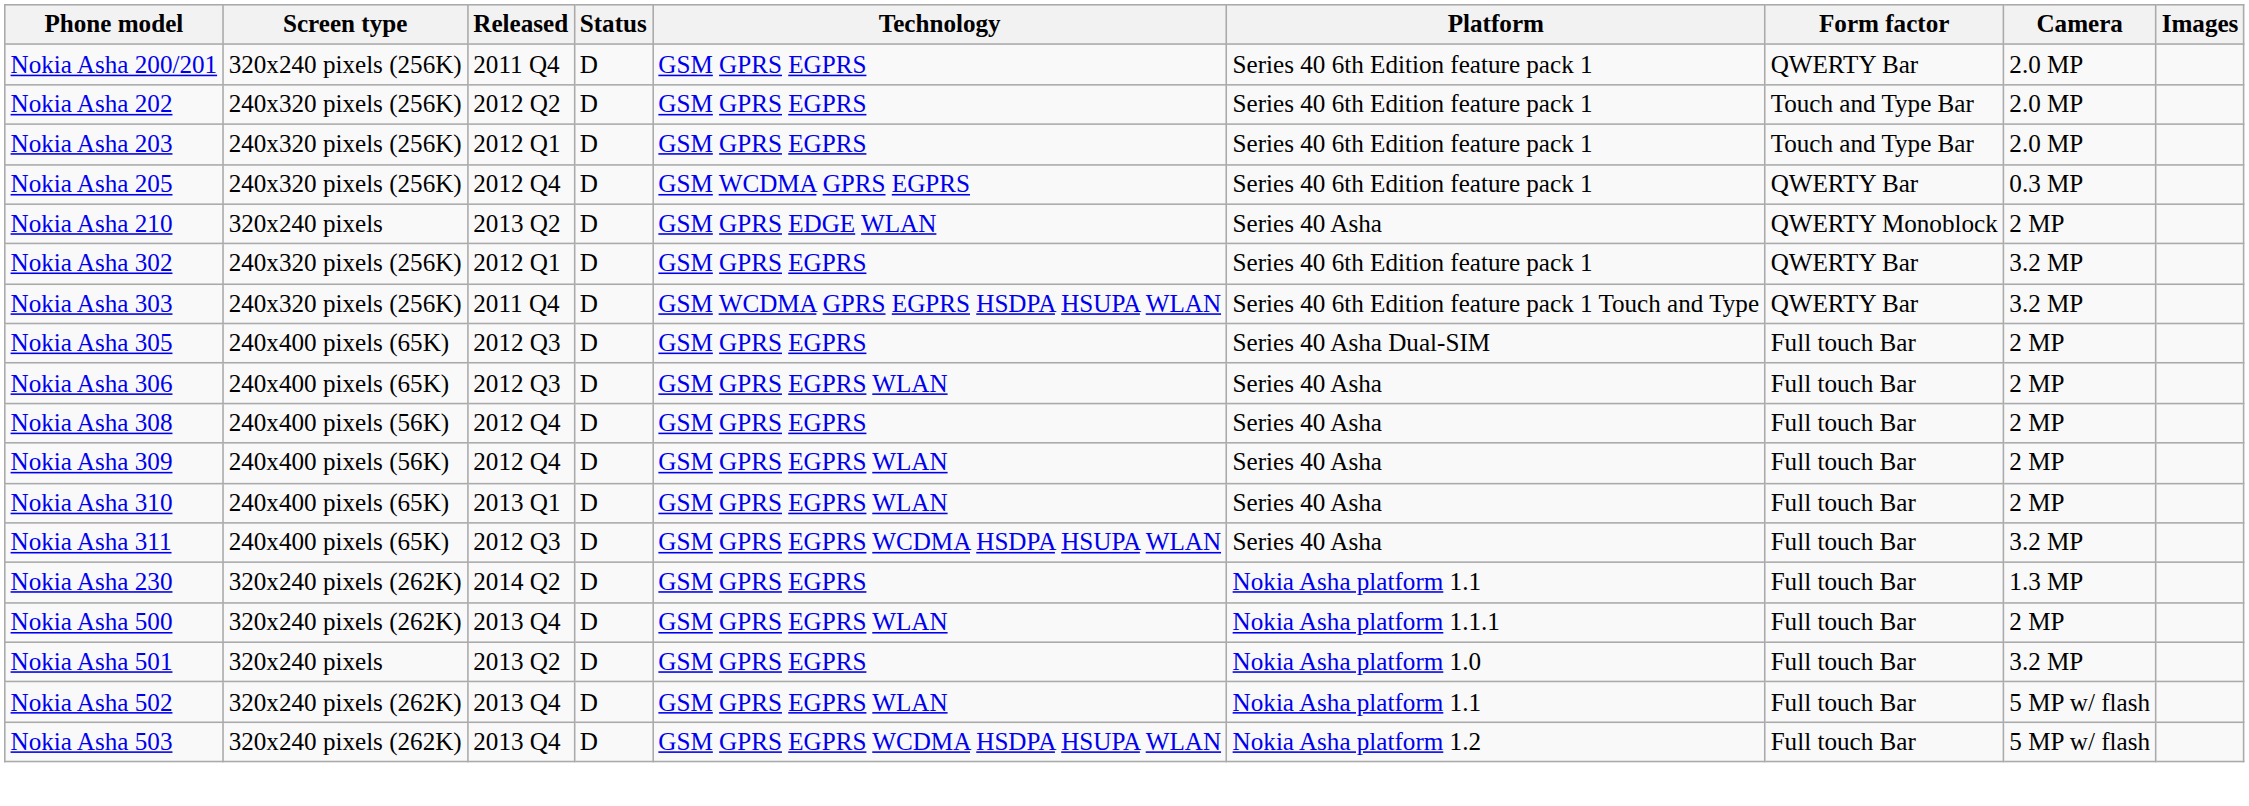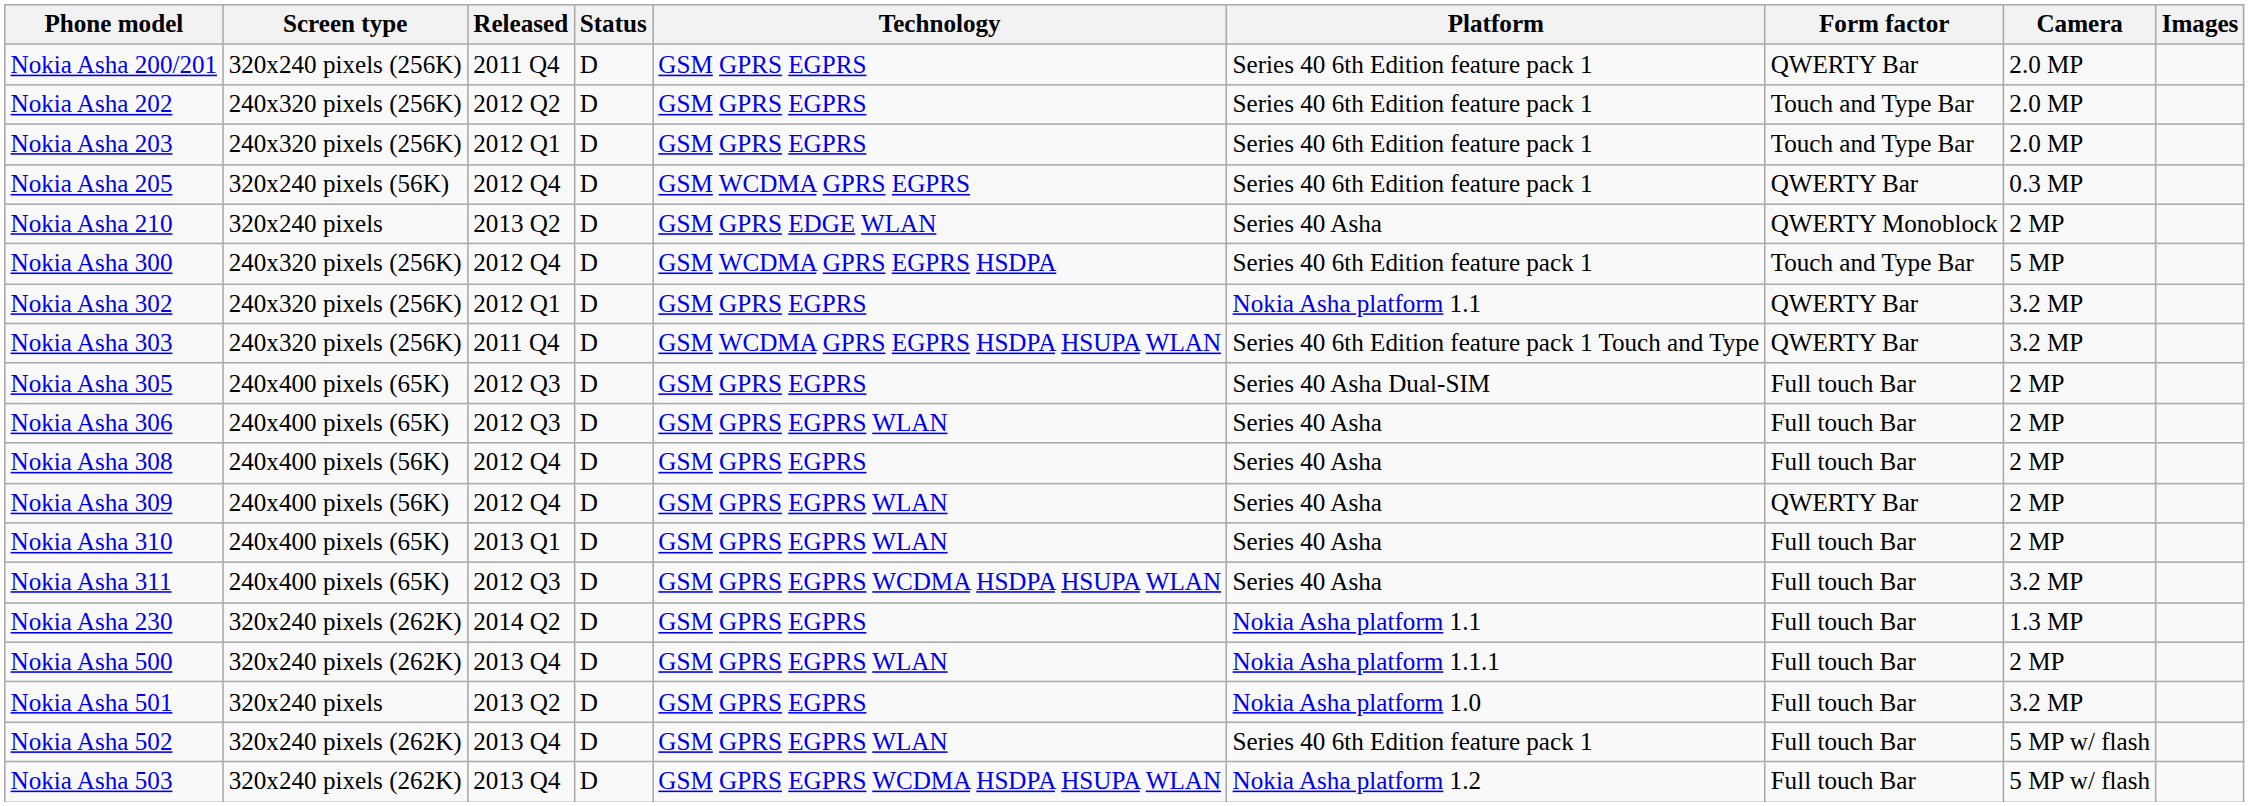(345, 183) 240x320 pixels (256K) -> (339, 183) 320x240 pixels (56K)
+ row: (92, 263)
(1413, 263) Series 40 6th Edition feature pack 1 -> (1357, 303) Nokia Asha platform 1.1
(1843, 462) Full touch Bar -> (1844, 502) QWERTY Bar
(1357, 701) Nokia Asha platform 1.1 -> (1413, 741) Series 40 6th Edition feature pack 1
